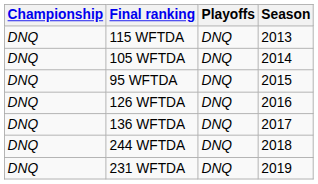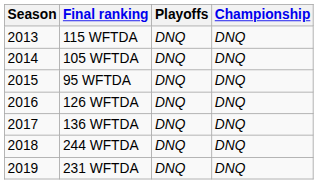columns swapped: (286, 15) <-> (55, 15)
